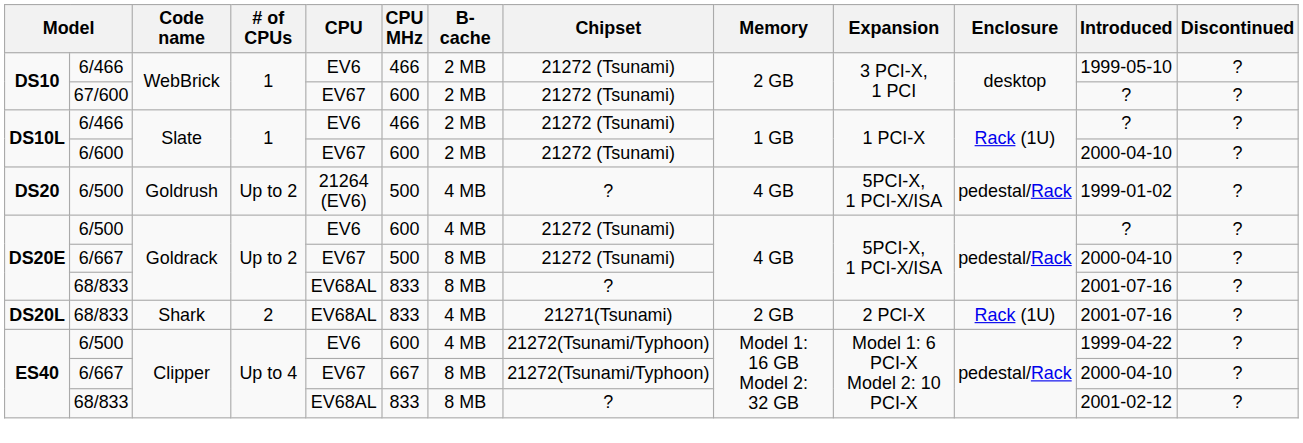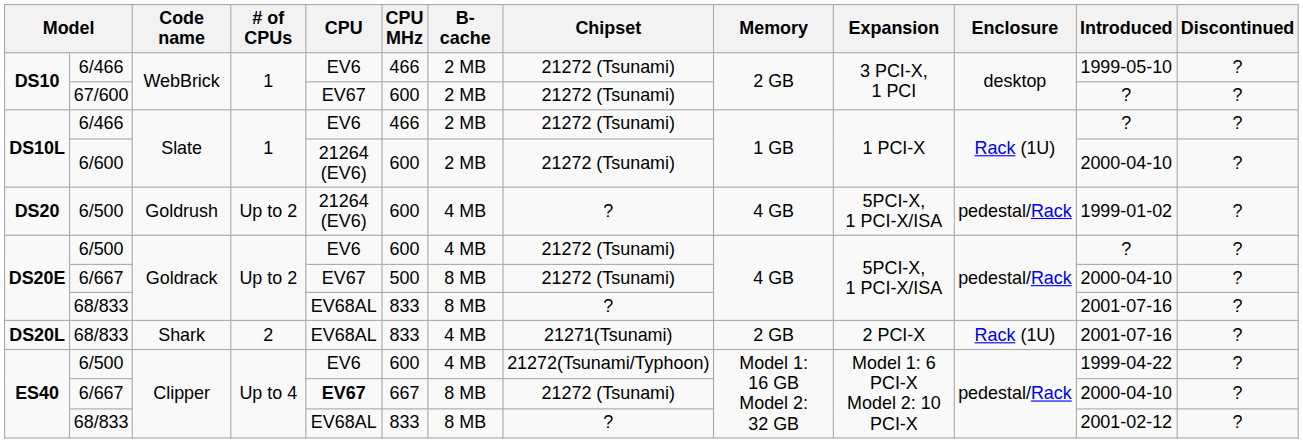(344, 152) EV67 -> (344, 162) 21264 (EV6)
(404, 191) 500 -> (404, 211) 600
(344, 373) normal -> (344, 393) bold
(608, 373) 21272(Tsunami/Typhoon) -> (608, 393) 21272 (Tsunami)
